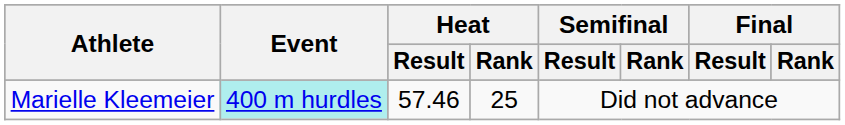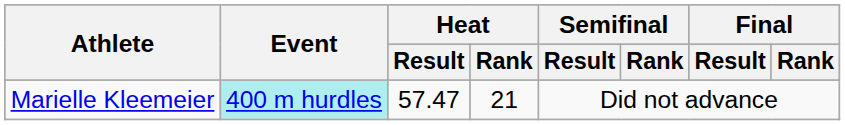(429, 100) 57.46 -> (429, 100) 57.47
(504, 100) 25 -> (504, 100) 21
